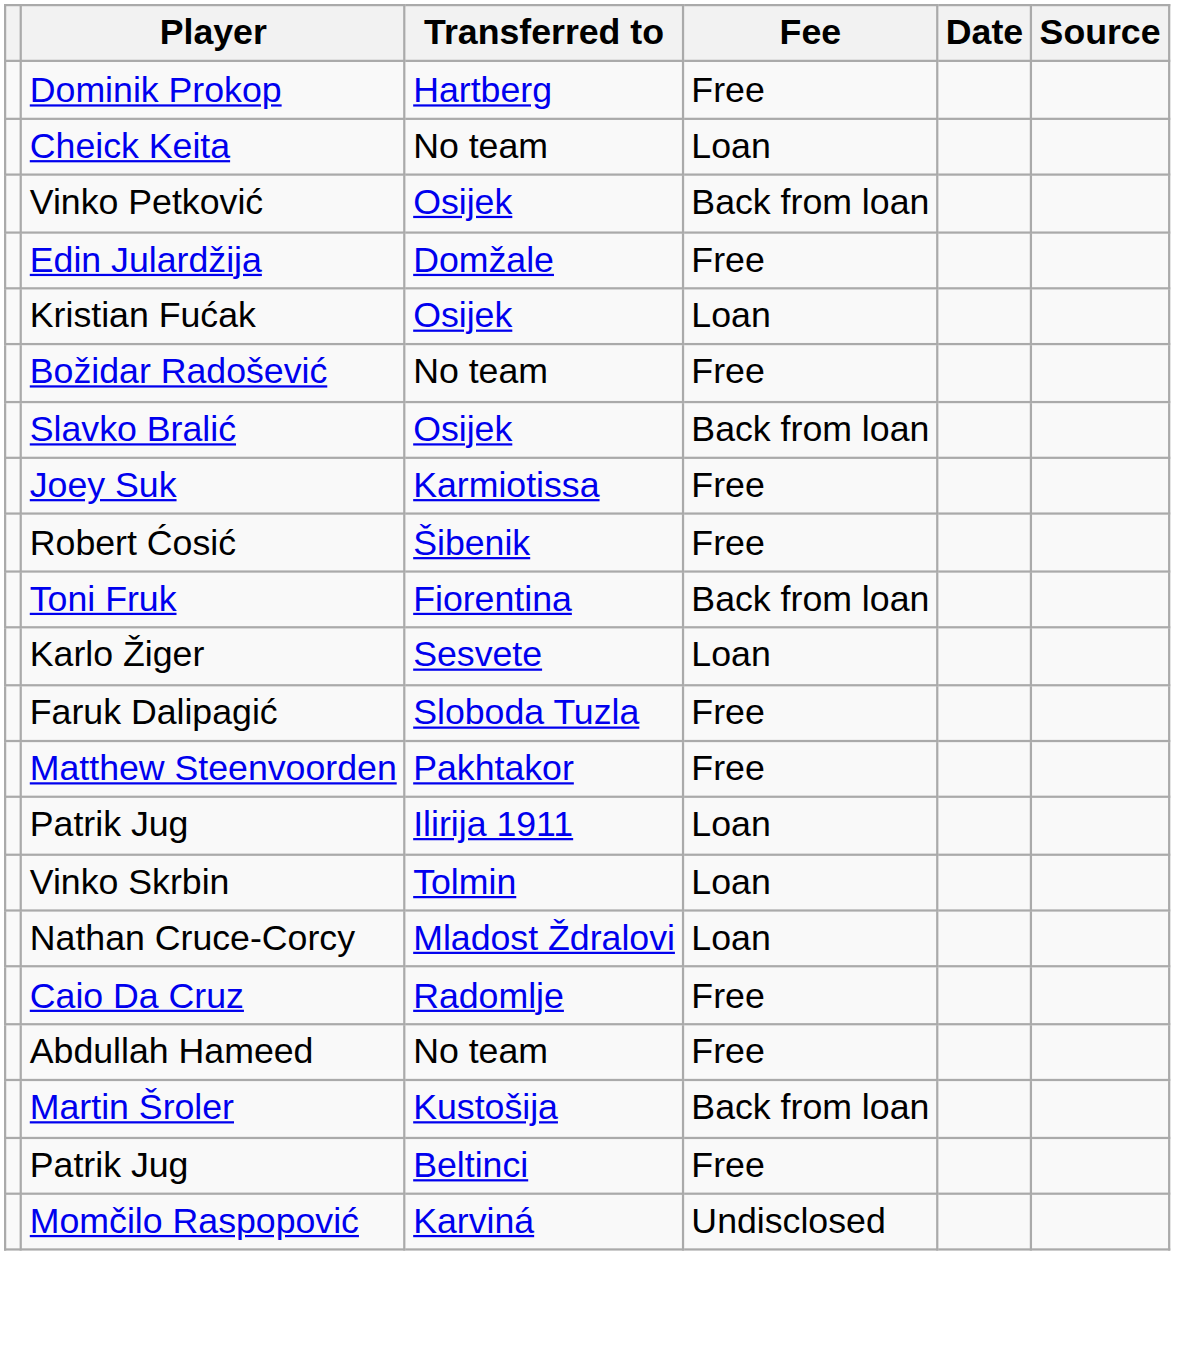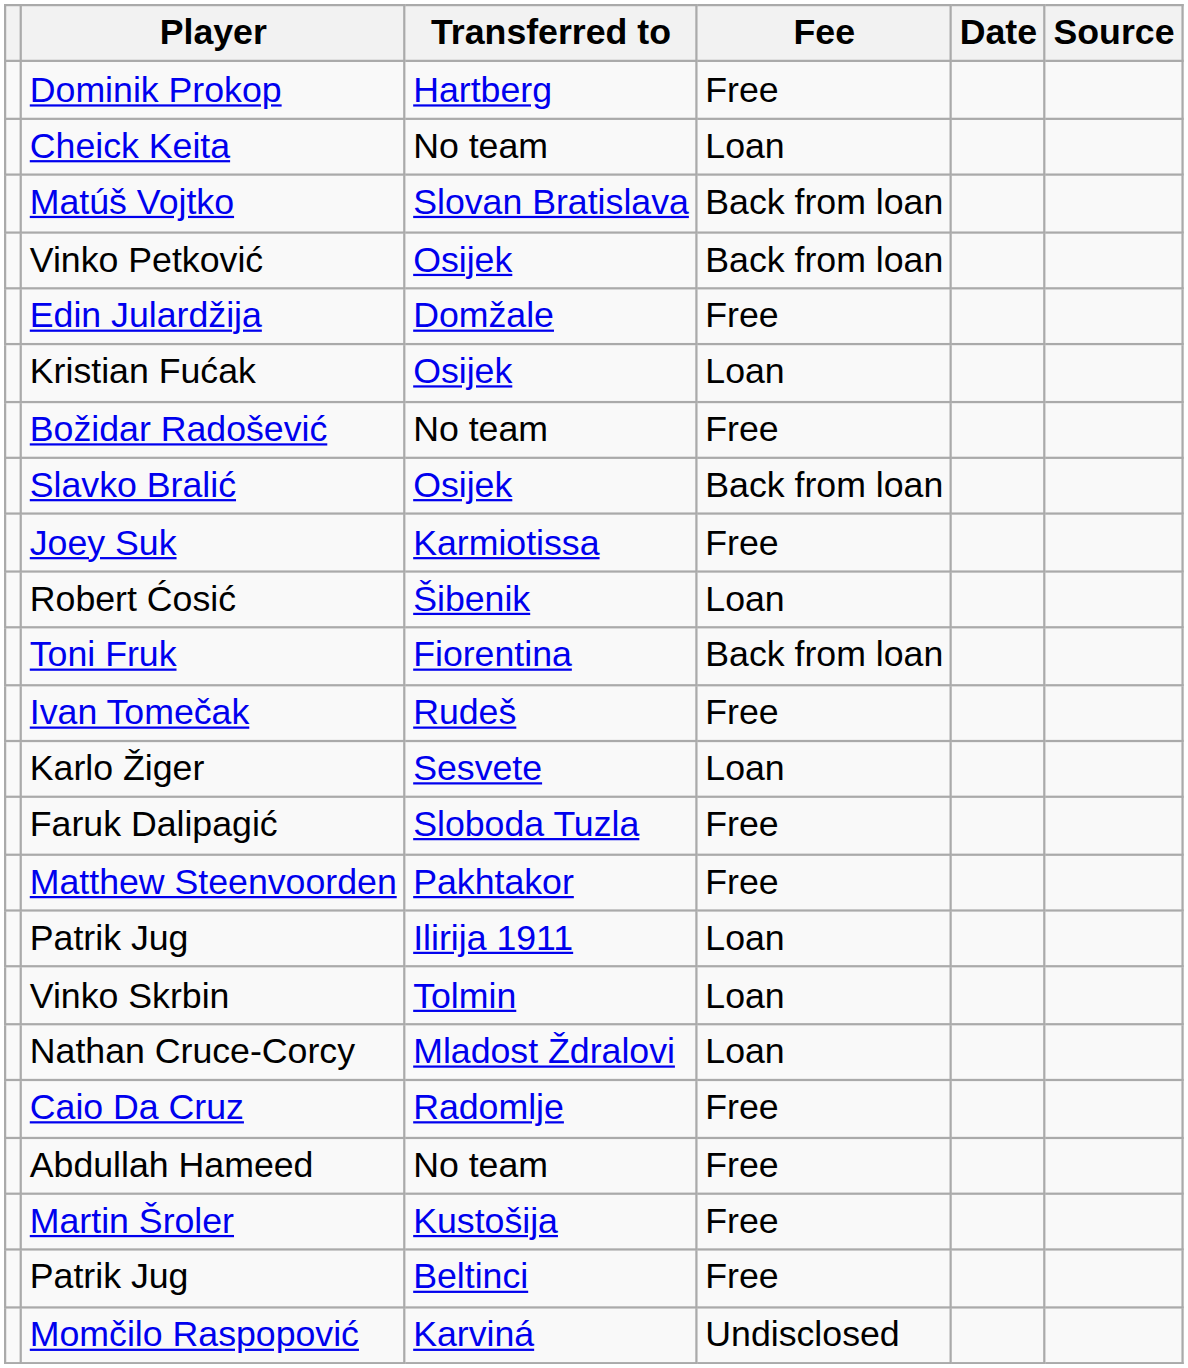+ row: (132, 202)
(728, 542) Free -> (745, 598) Loan
+ row: (140, 711)
(810, 1107) Back from loan -> (742, 1221) Free
